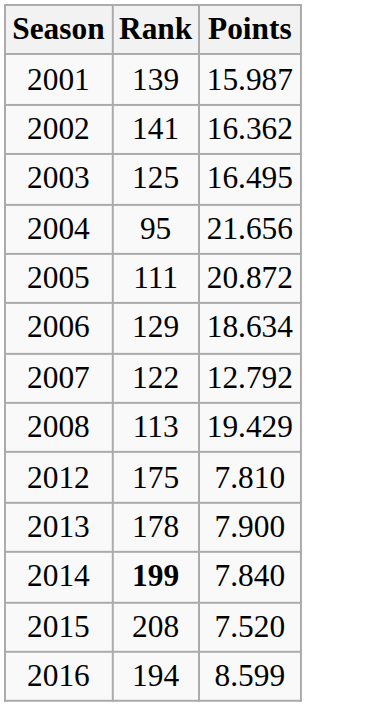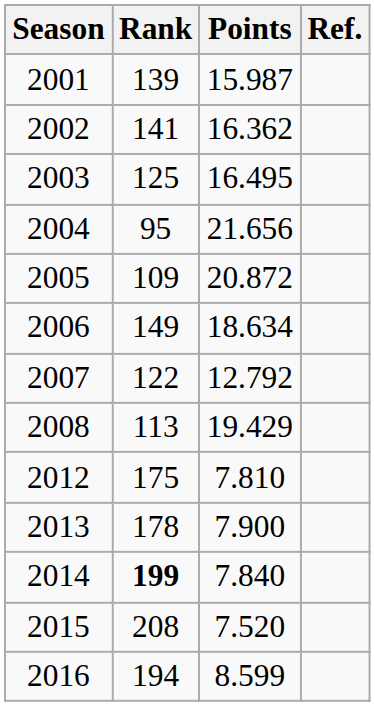+ column: (335, 29)
(156, 278) 111 -> (156, 278) 109
(156, 327) 129 -> (156, 327) 149
